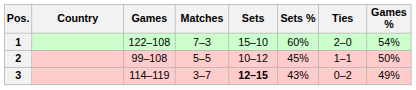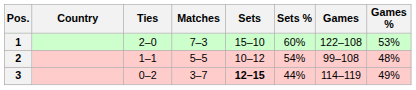columns swapped: (343, 19) <-> (149, 19)
(389, 42) 54% -> (389, 42) 53%
(298, 59) 45% -> (295, 59) 54%
(389, 59) 50% -> (389, 59) 48%
(298, 76) 43% -> (295, 76) 44%
